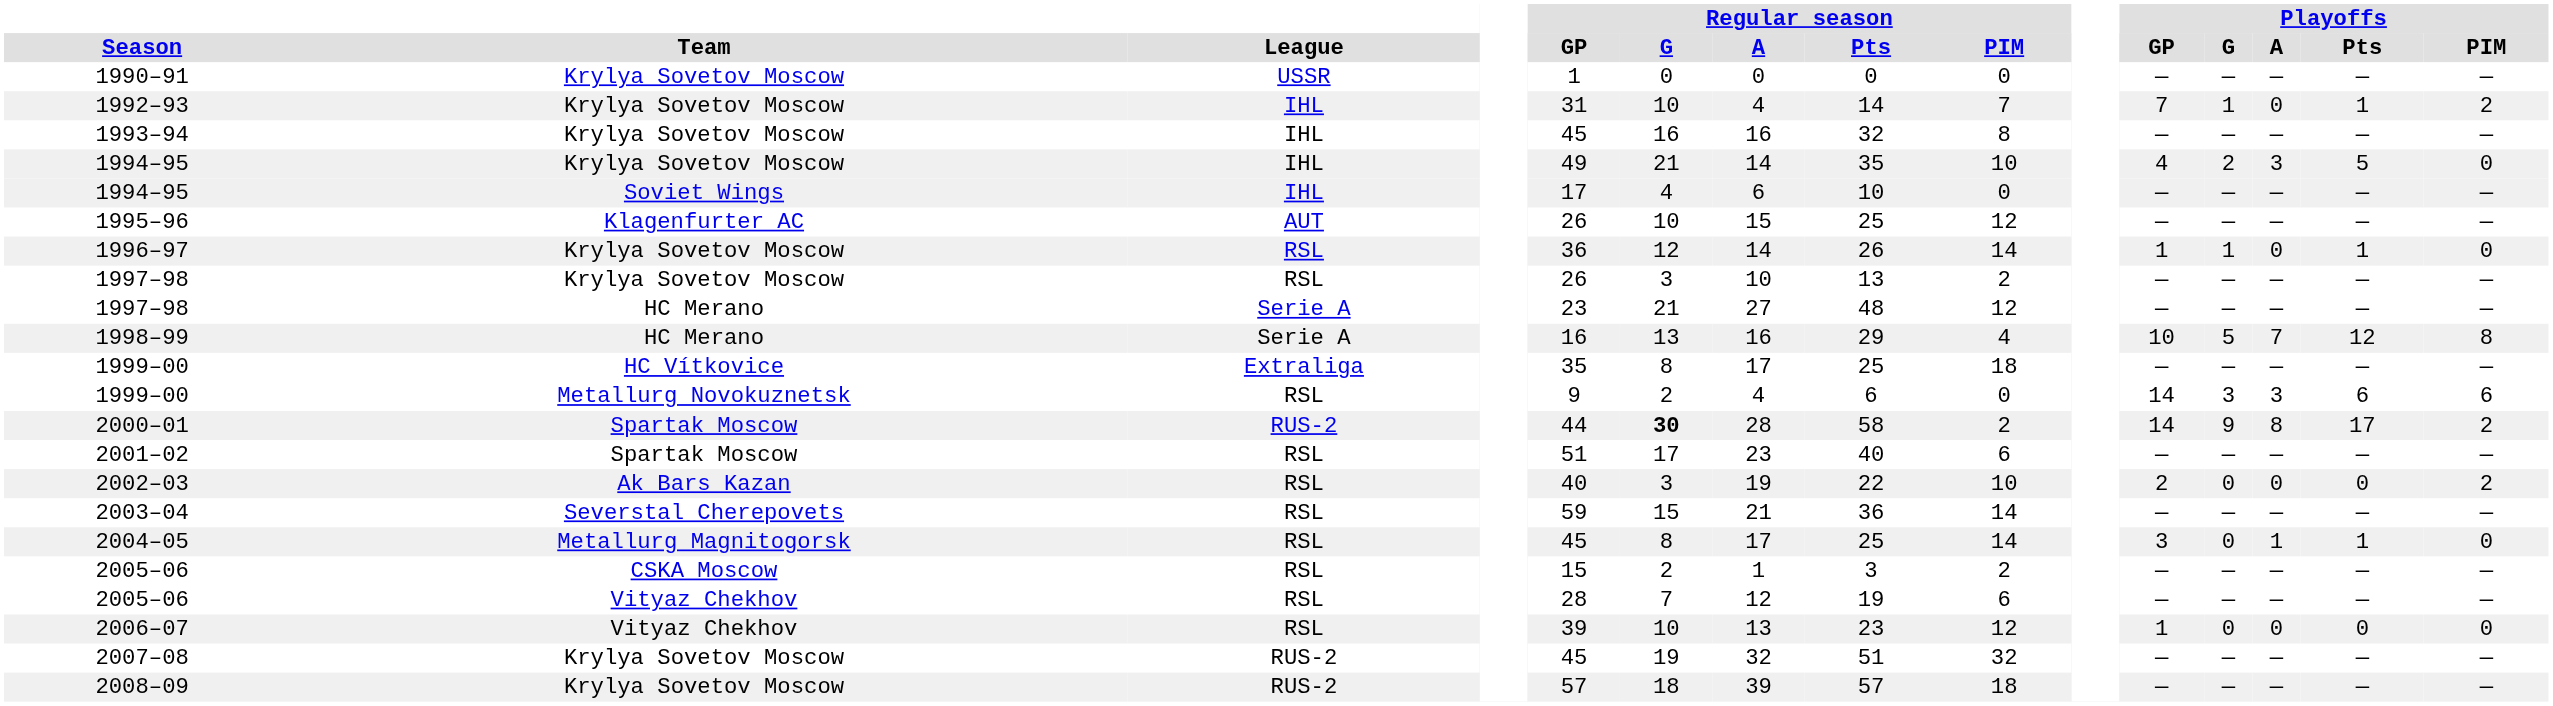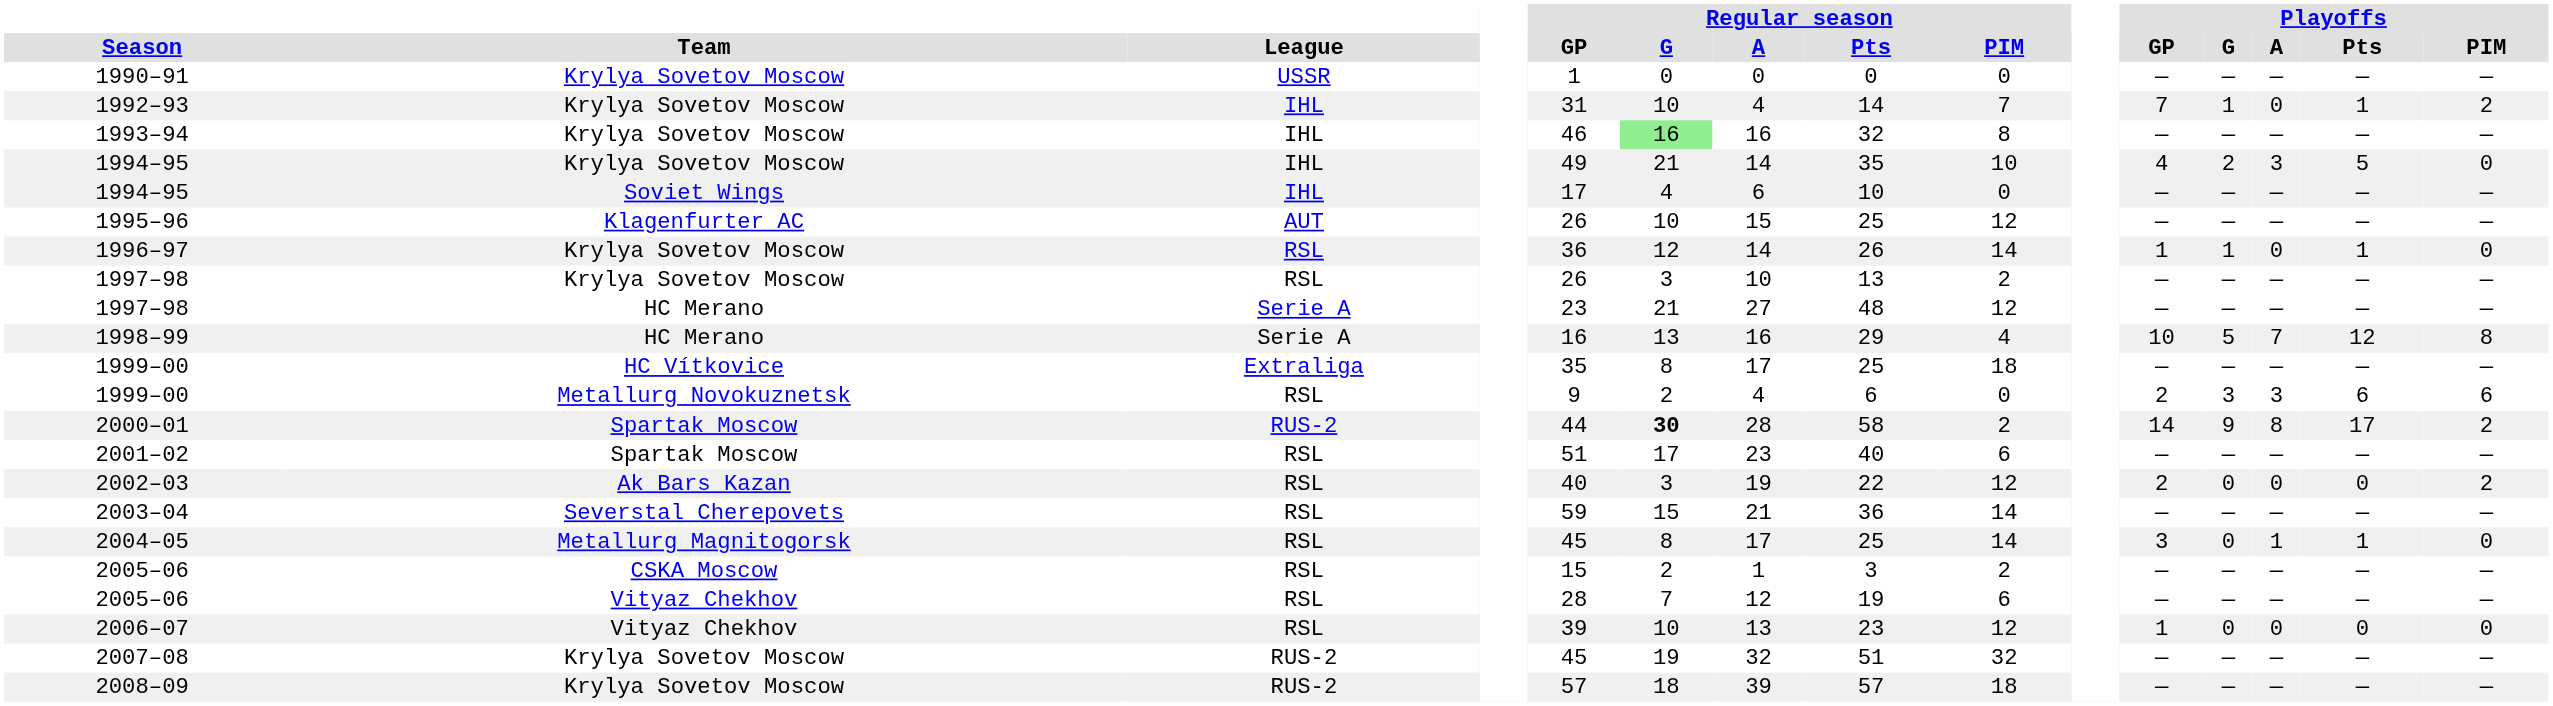(1574, 135) 45 -> (1574, 135) 46
(1666, 135) no background -> (1666, 135) lightgreen background
(2162, 396) 14 -> (2162, 396) 2
(2004, 484) 10 -> (2004, 484) 12
